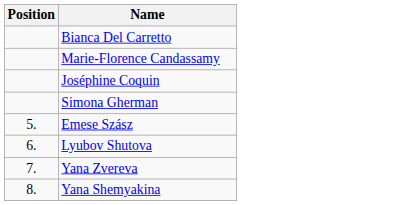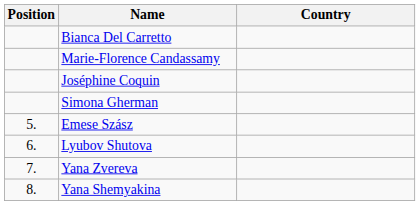+ column: (326, 15)
